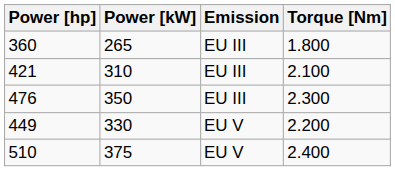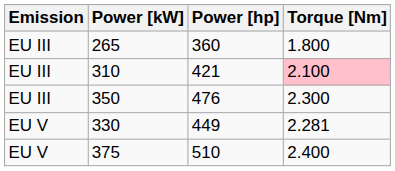columns swapped: (242, 17) <-> (52, 17)
(309, 71) no background -> (309, 71) pink background
(309, 125) 2.200 -> (309, 125) 2.281
